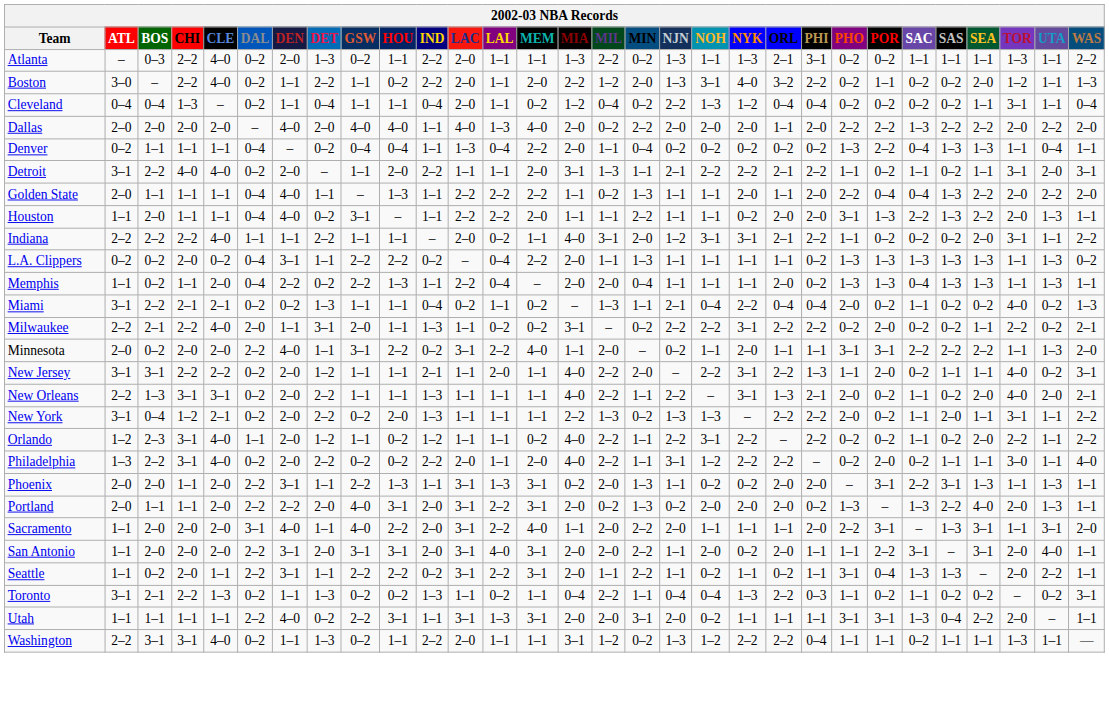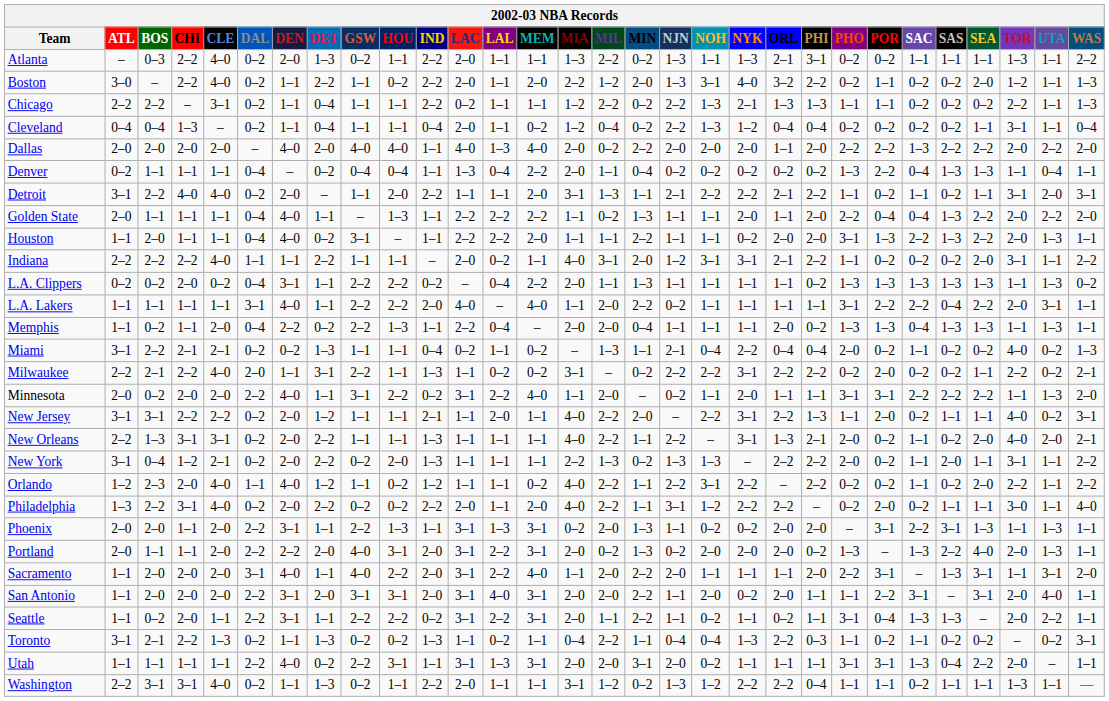+ row: (30, 105)
+ row: (40, 306)
(360, 328) 2–0 -> (360, 373) 2–2
(187, 440) 3–1 -> (187, 484) 2–0
(290, 440) 2–0 -> (290, 484) 4–0
